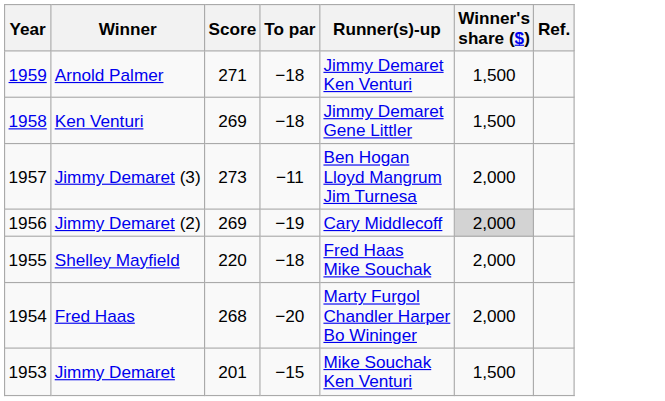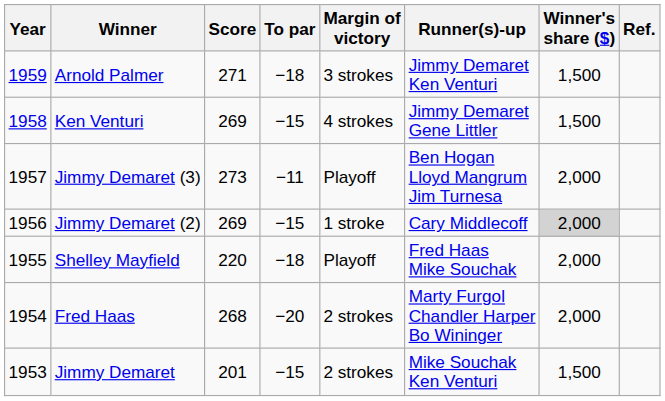+ column: (362, 28)
(290, 121) −18 -> (290, 121) −15
(290, 223) −19 -> (290, 223) −15
